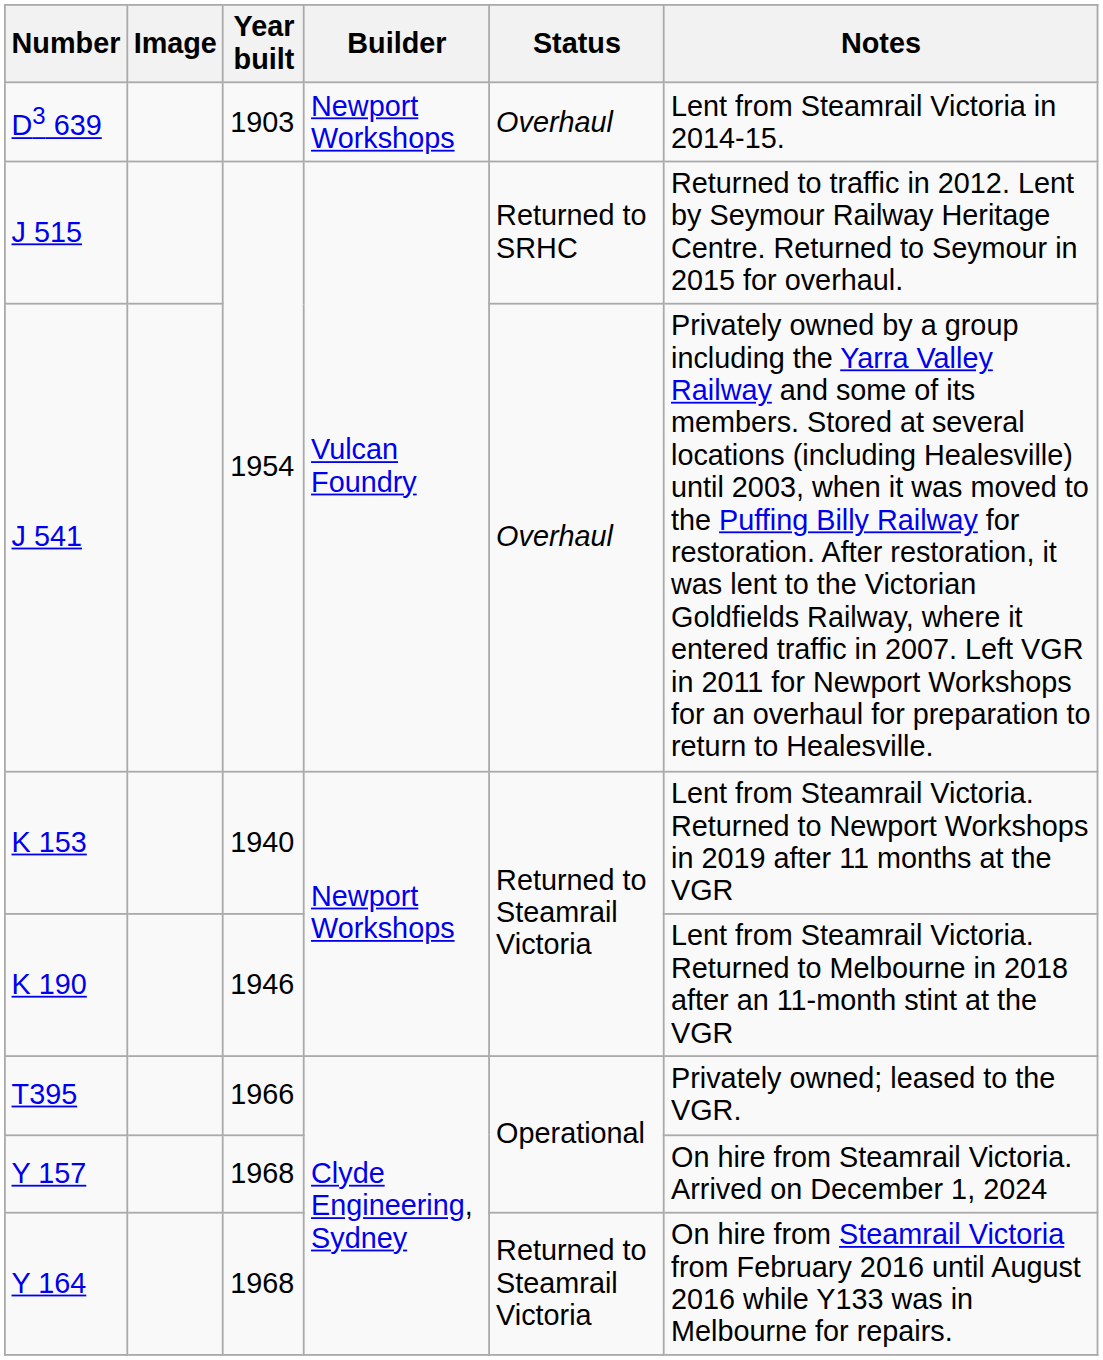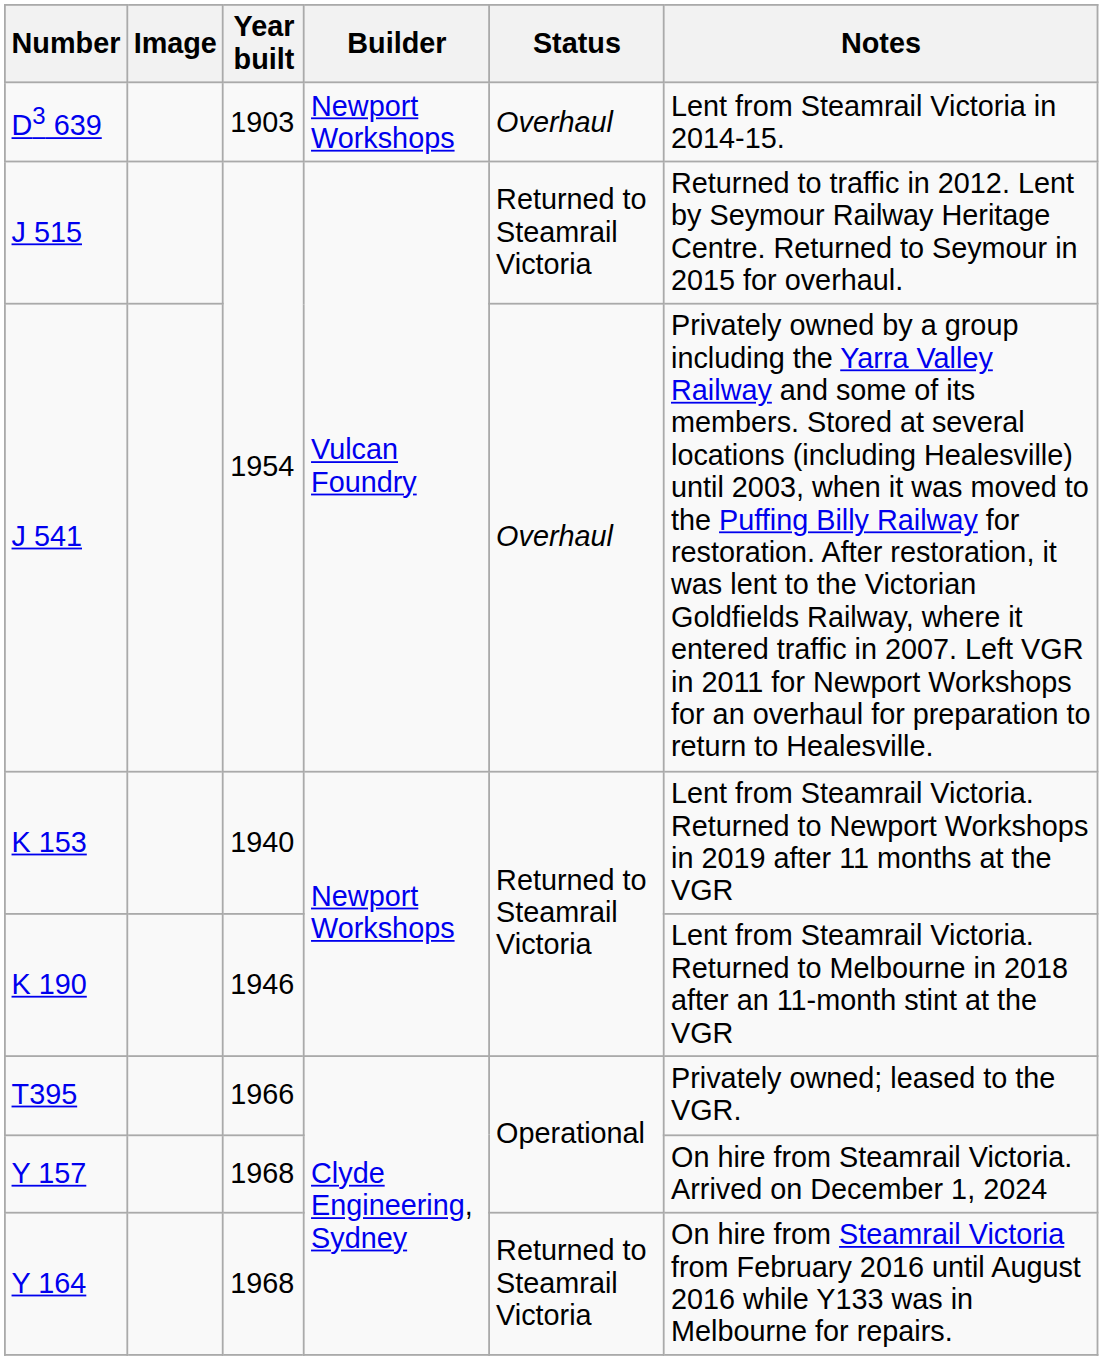(571, 232) Returned to SRHC -> (571, 232) Returned to Steamrail Victoria
